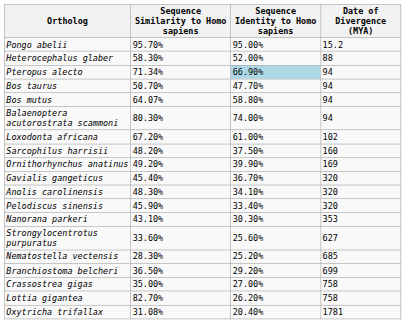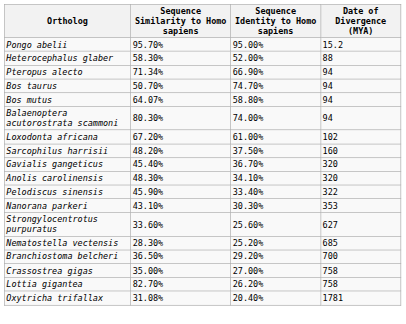(248, 72) lightblue background -> (248, 72) no background
(248, 86) 47.70% -> (248, 86) 74.70%
- row: (67, 164)
(330, 206) 320 -> (330, 192) 322
(330, 271) 699 -> (330, 257) 700
